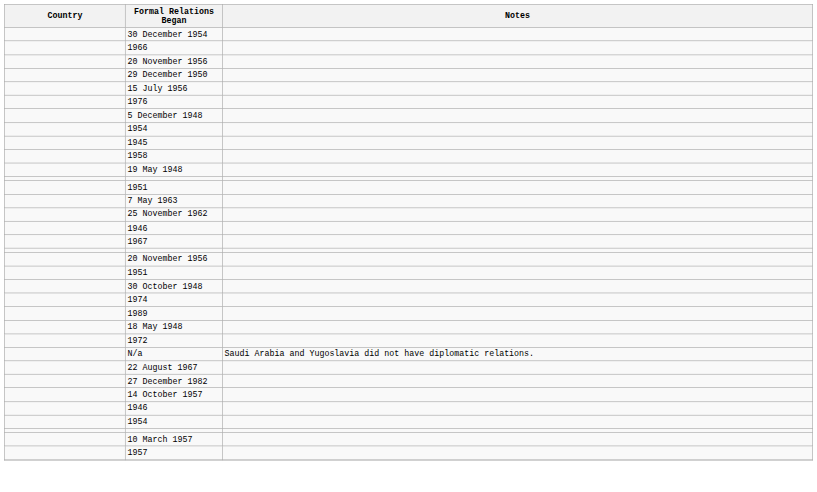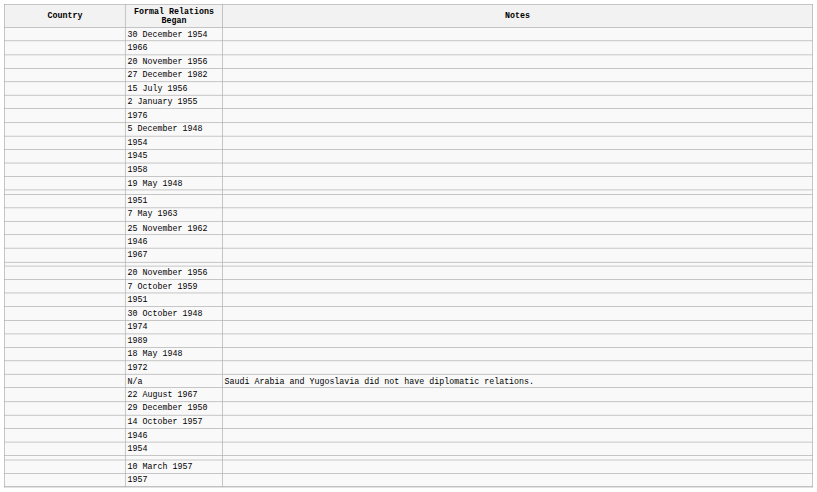rows swapped: (167, 75) <-> (167, 381)
+ row: (162, 102)
+ row: (162, 286)
